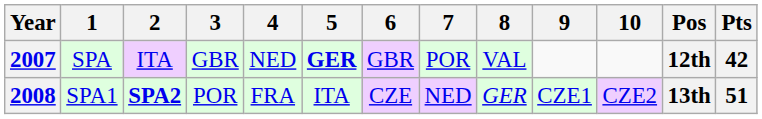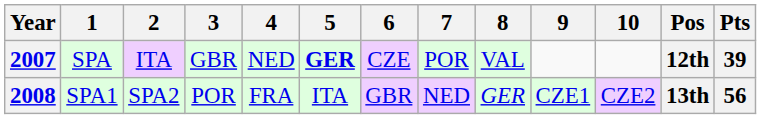(391, 58) GBR -> (389, 58) CZE
(737, 58) 42 -> (735, 58) 39
(155, 95) bold -> (154, 95) normal
(391, 95) CZE -> (389, 95) GBR
(737, 95) 51 -> (735, 95) 56
